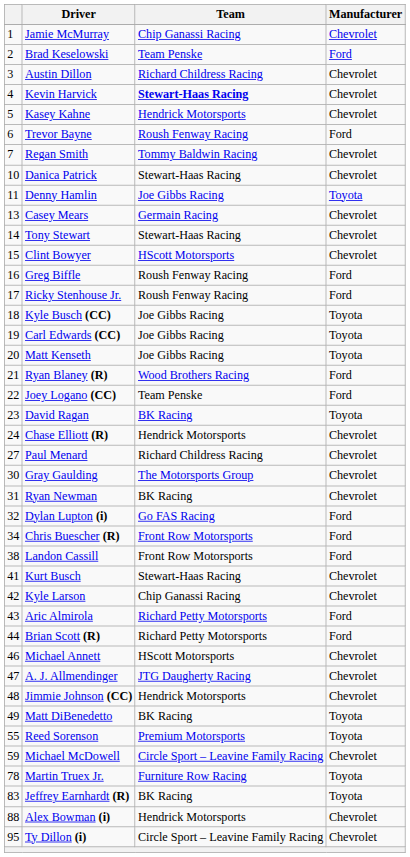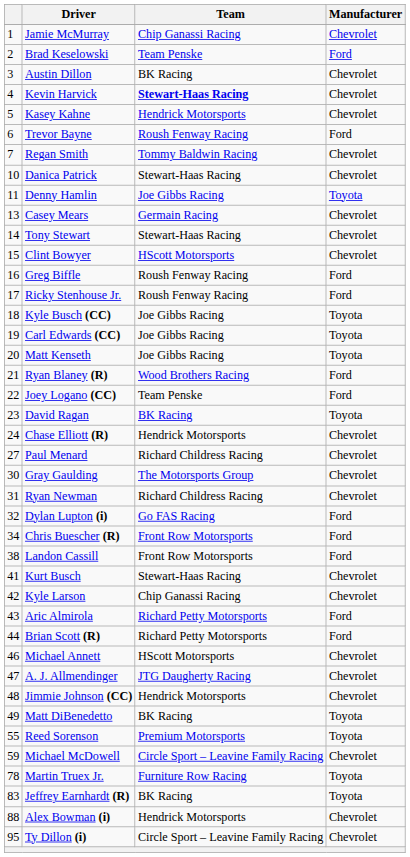(200, 74) Richard Childress Racing -> (165, 74) BK Racing
(165, 495) BK Racing -> (200, 495) Richard Childress Racing
